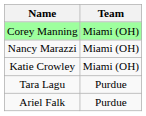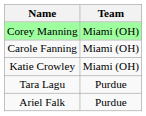+ row: (42, 48)
- row: (42, 48)
